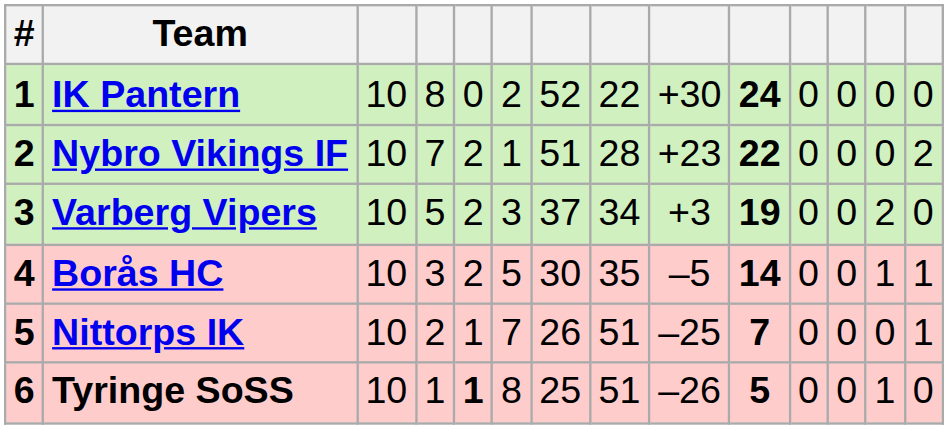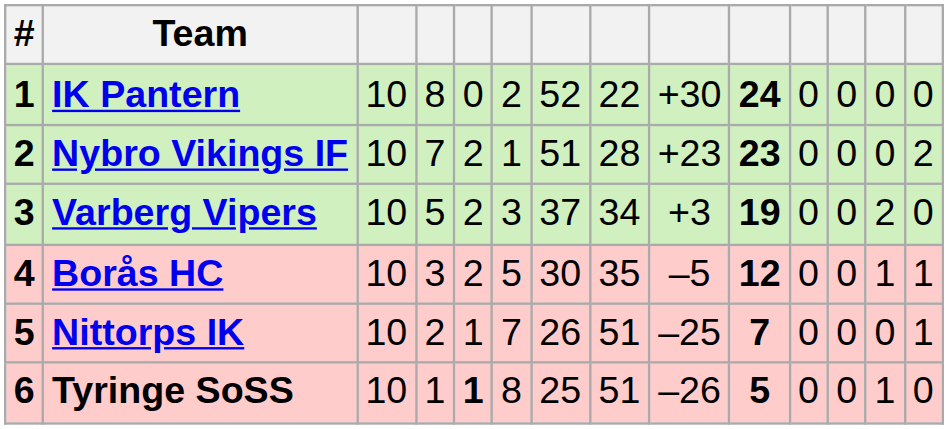(760, 153) 22 -> (760, 153) 23
(760, 272) 14 -> (760, 272) 12
